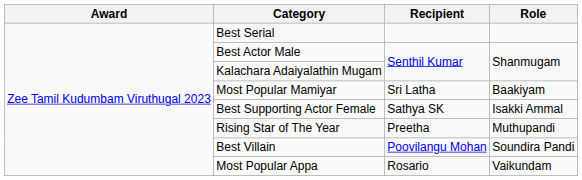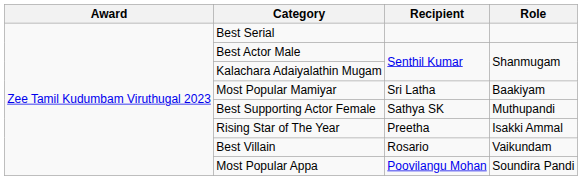(528, 109) Isakki Ammal -> (524, 109) Muthupandi
(524, 128) Muthupandi -> (528, 128) Isakki Ammal
(437, 147) Poovilangu Mohan -> (408, 147) Rosario
(533, 147) Soundira Pandi -> (522, 147) Vaikundam
(408, 166) Rosario -> (437, 166) Poovilangu Mohan
(522, 166) Vaikundam -> (533, 166) Soundira Pandi
